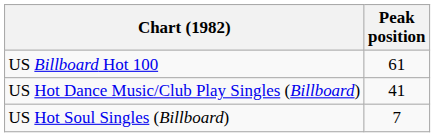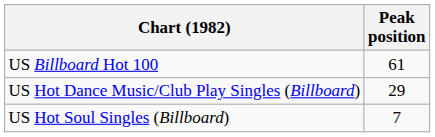(397, 90) 41 -> (397, 90) 29
